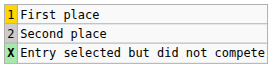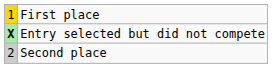rows swapped: (63, 34) <-> (143, 53)
